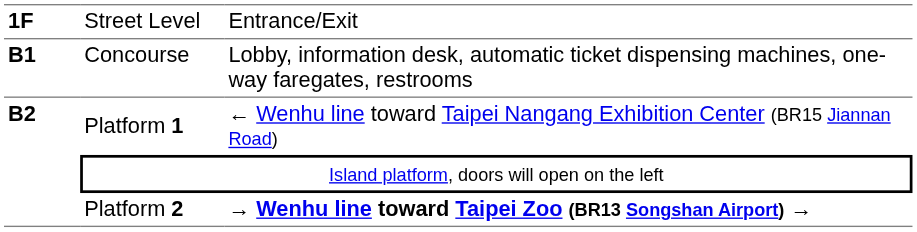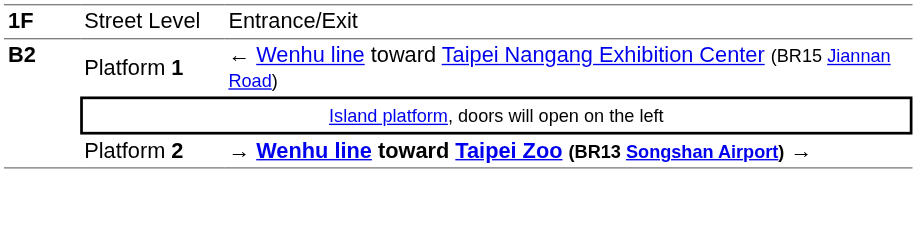- row: (137, 55)
